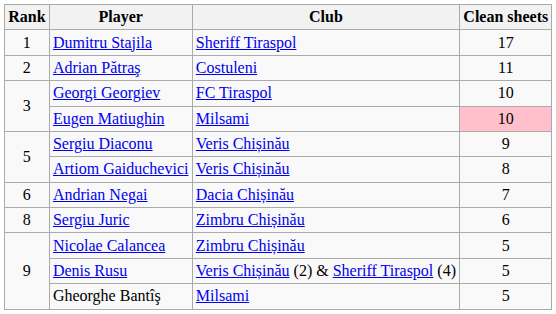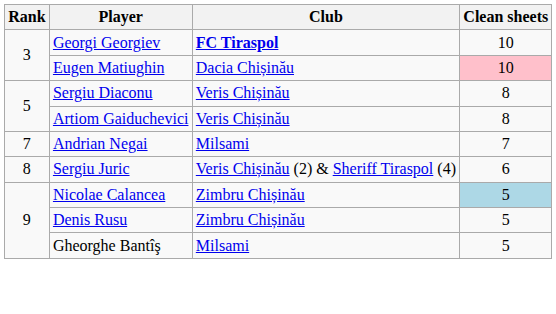- row: (102, 42)
- row: (97, 67)
(234, 93) normal -> (237, 42) bold
(222, 118) Milsami -> (245, 67) Dacia Chișinău
(506, 144) 9 -> (506, 93) 8
(27, 194) 6 -> (27, 144) 7
(245, 194) Dacia Chișinău -> (222, 144) Milsami
(250, 220) Zimbru Chișinău -> (326, 169) Veris Chișinău (2) & Sheriff Tiraspol (4)
(506, 245) no background -> (506, 194) lightblue background
(326, 270) Veris Chișinău (2) & Sheriff Tiraspol (4) -> (250, 220) Zimbru Chișinău
